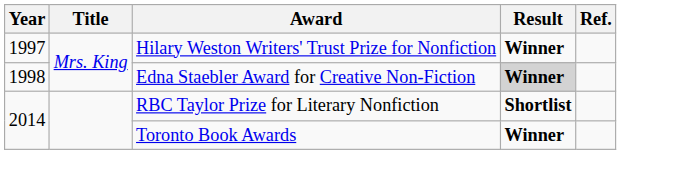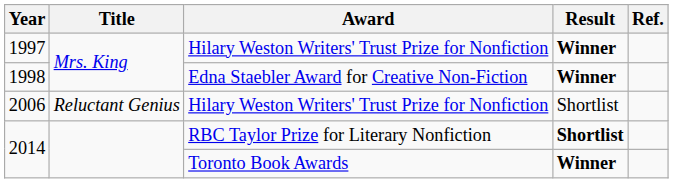(534, 76) lightgrey background -> (586, 76) no background
+ row: (27, 105)
